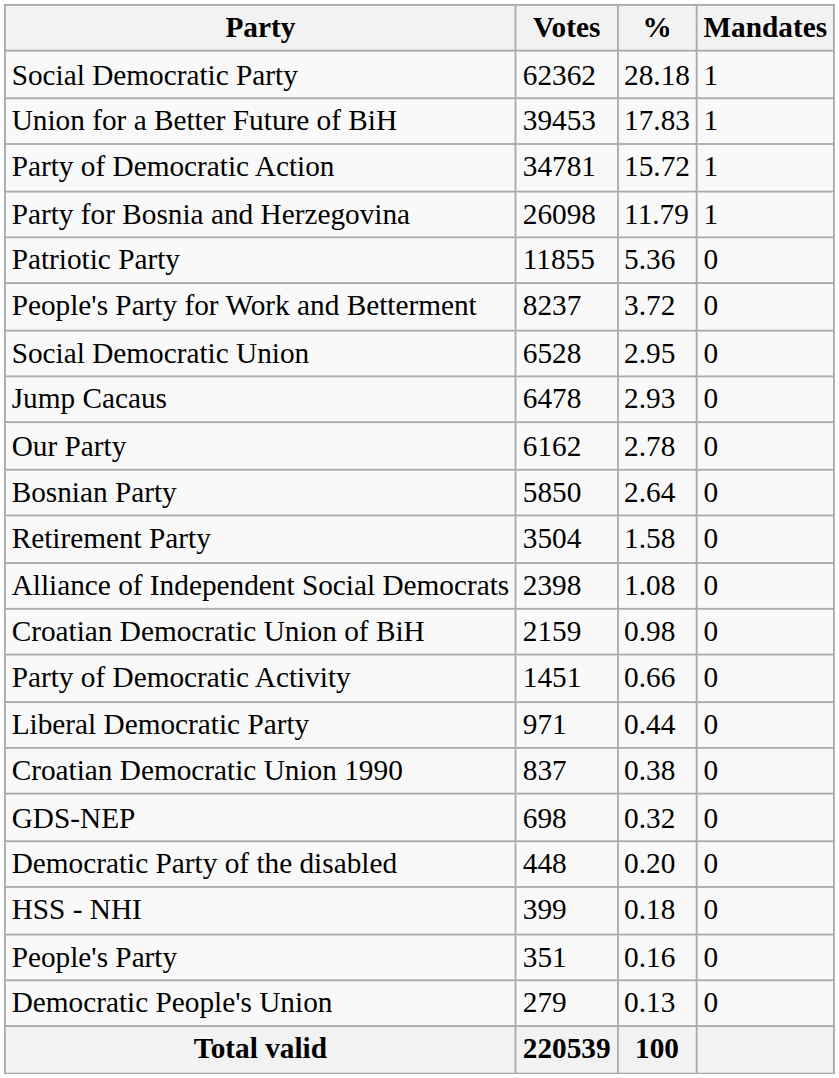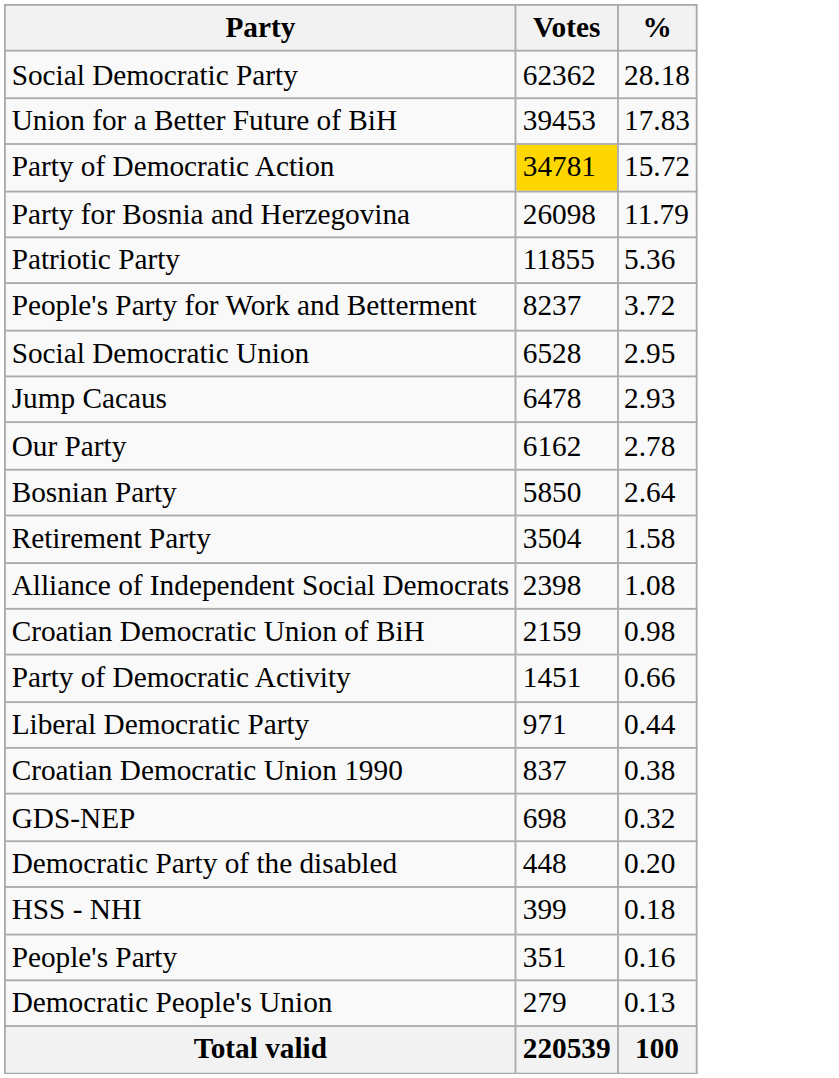- column: (765, 27)
(559, 167) no background -> (559, 167) gold background
